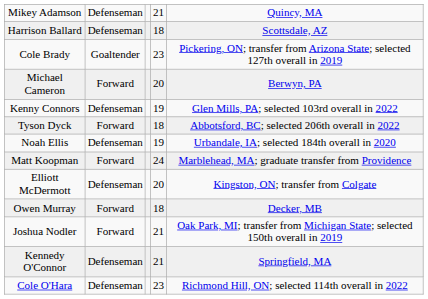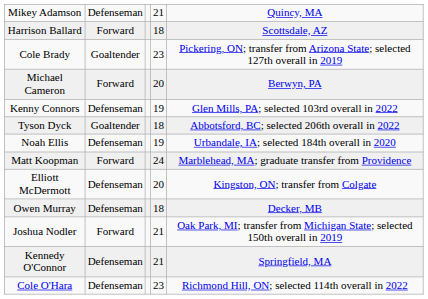(115, 30) Defenseman -> (115, 30) Forward
(115, 125) Forward -> (115, 125) Goaltender
(115, 208) Forward -> (115, 208) Defenseman
